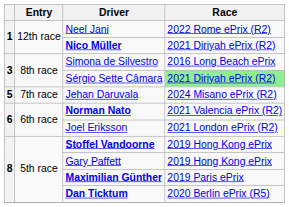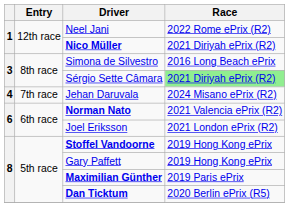(10, 95) 5 -> (10, 95) 4
